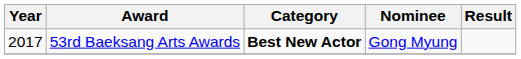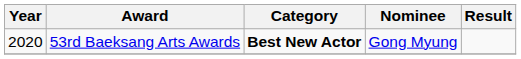(25, 41) 2017 -> (25, 41) 2020
